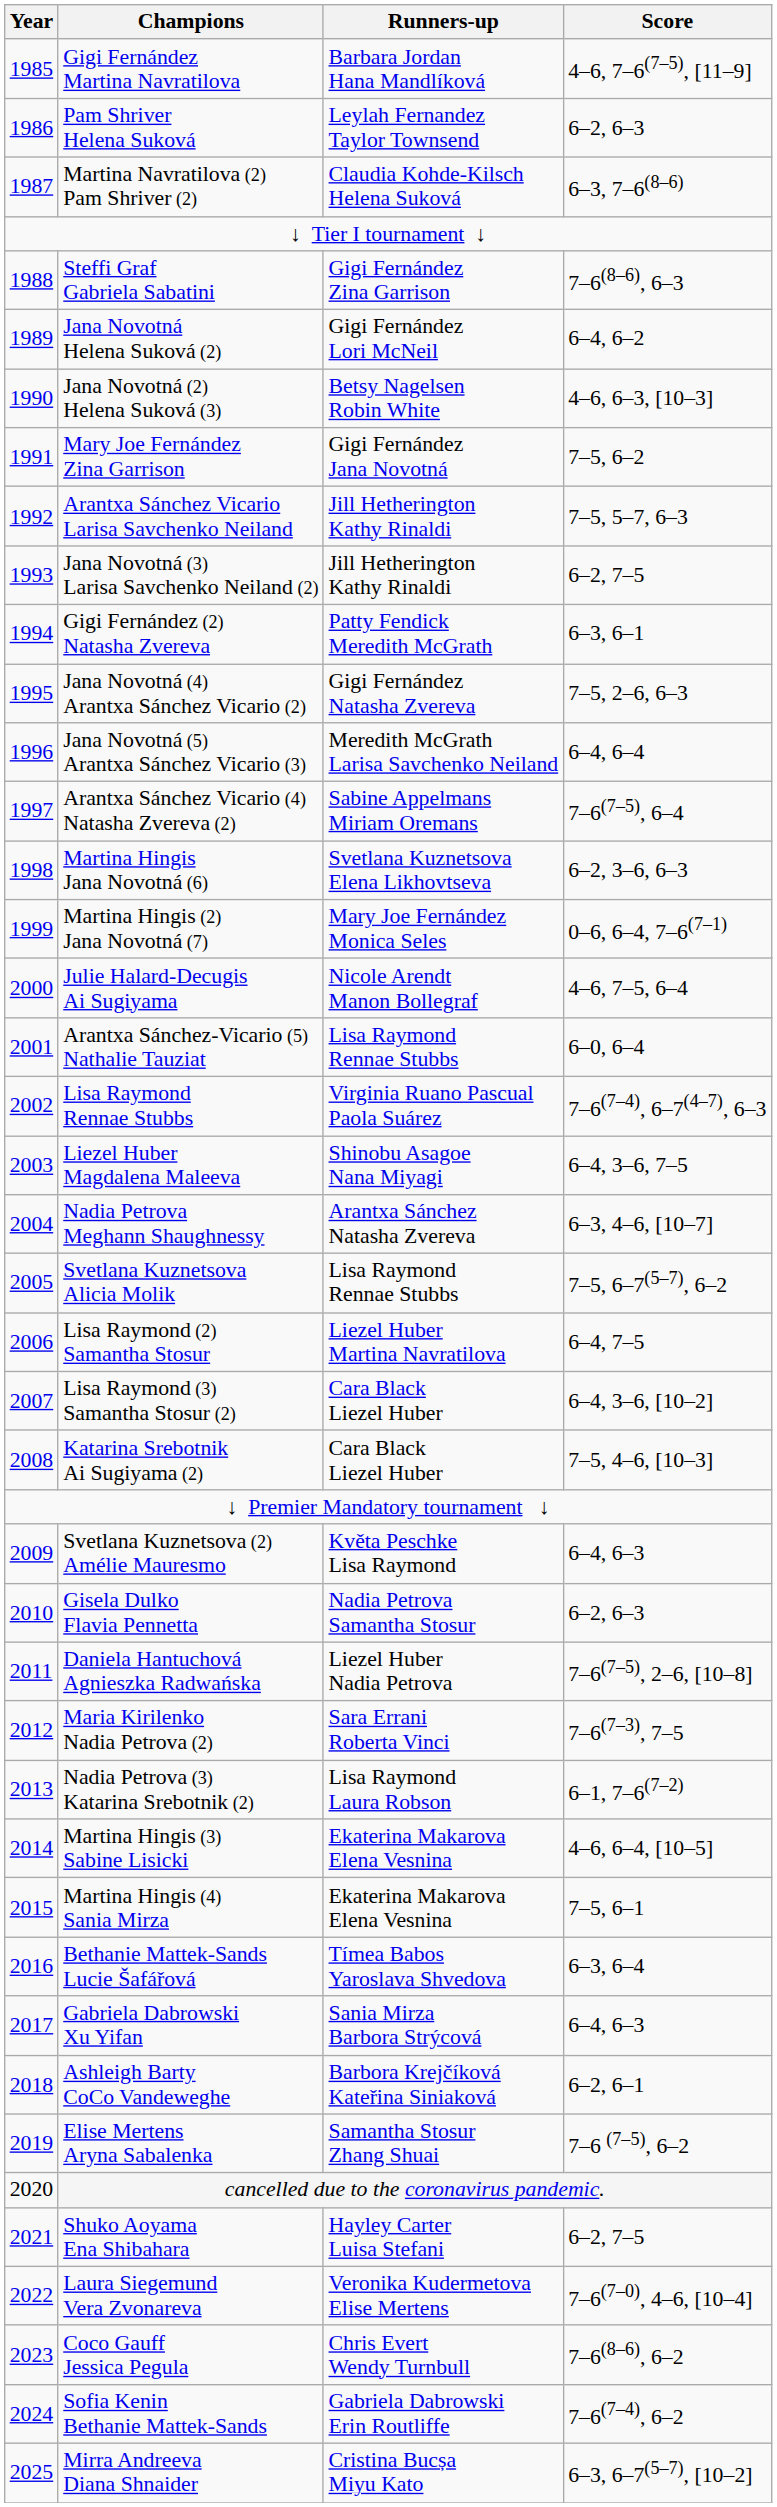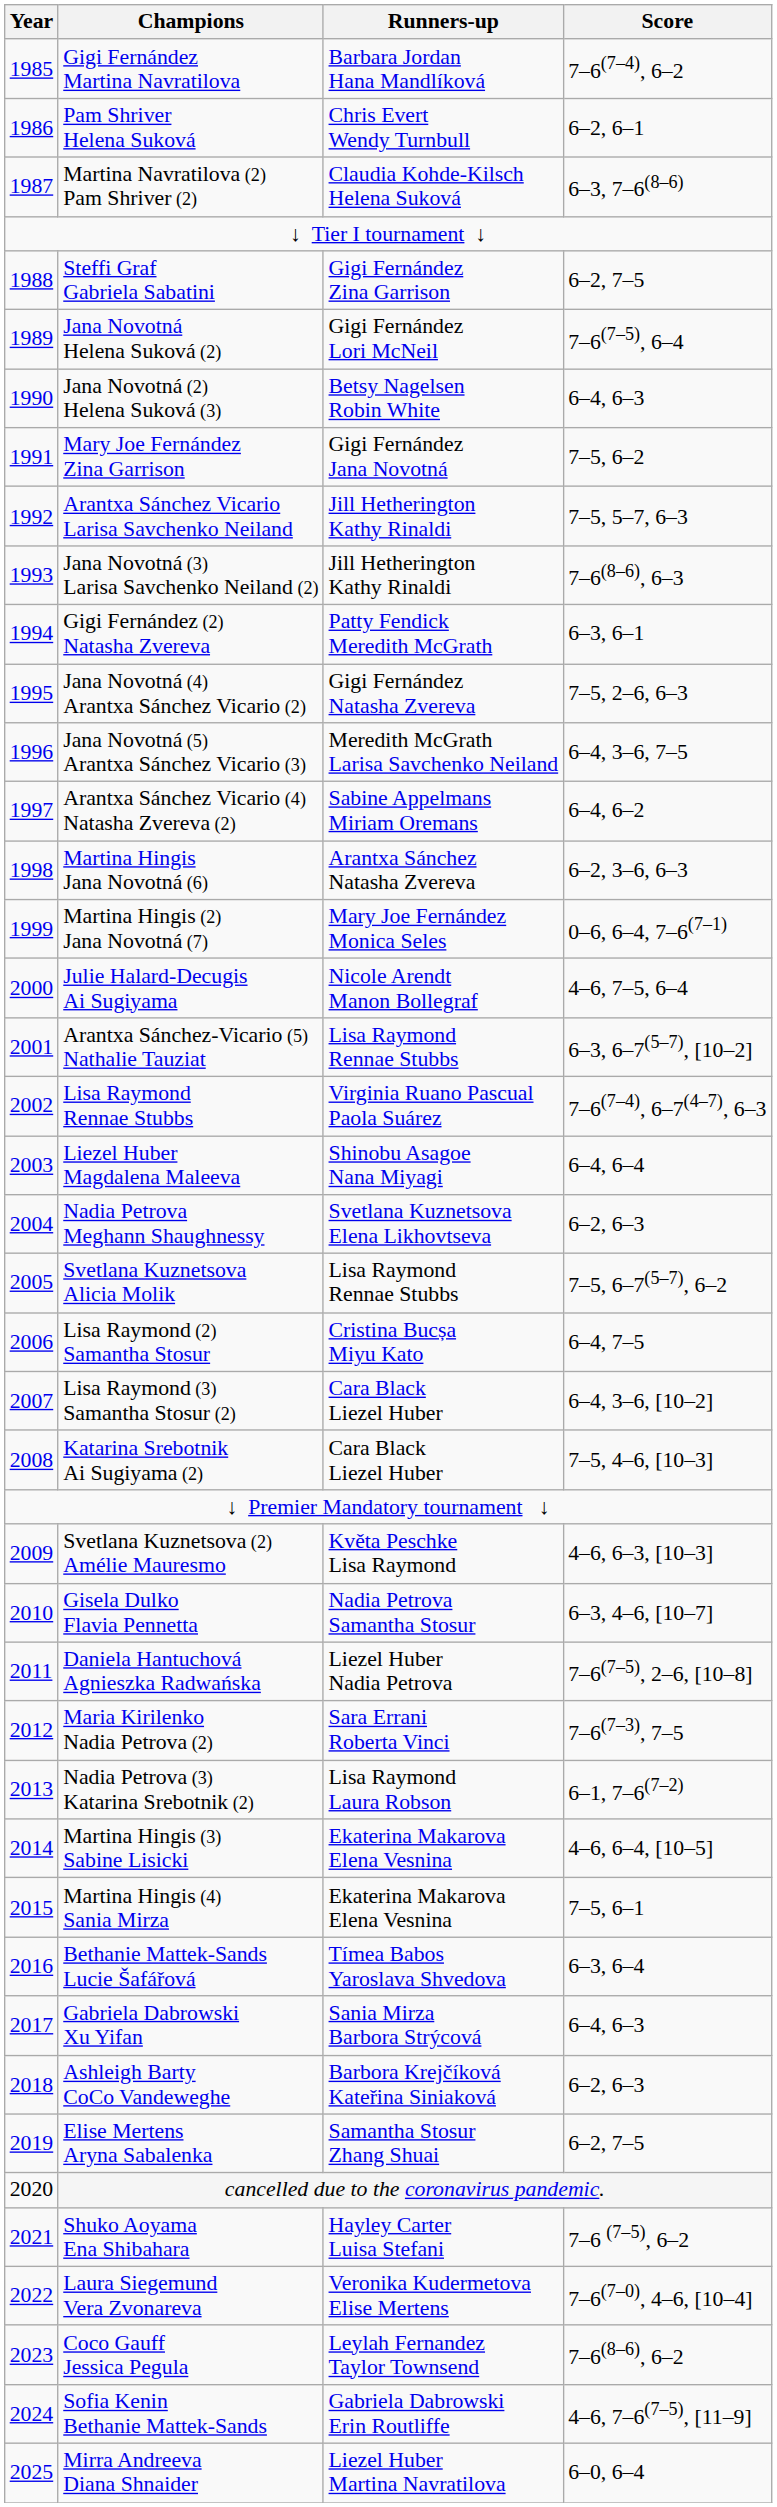(660, 68) 4–6, 7–6(7–5), [11–9] -> (626, 68) 7–6(7–4), 6–2
(407, 127) Leylah Fernandez Taylor Townsend -> (399, 127) Chris Evert Wendy Turnbull
(606, 127) 6–2, 6–3 -> (606, 127) 6–2, 6–1
(626, 279) 7–6(8–6), 6–3 -> (606, 279) 6–2, 7–5
(606, 338) 6–4, 6–2 -> (626, 338) 7–6(7–5), 6–4
(641, 397) 4–6, 6–3, [10–3] -> (606, 397) 6–4, 6–3
(606, 574) 6–2, 7–5 -> (626, 574) 7–6(8–6), 6–3
(606, 751) 6–4, 6–4 -> (628, 751) 6–4, 3–6, 7–5
(626, 810) 7–6(7–5), 6–4 -> (606, 810) 6–4, 6–2
(420, 869) Svetlana Kuznetsova Elena Likhovtseva -> (403, 869) Arantxa Sánchez Natasha Zvereva
(606, 1046) 6–0, 6–4 -> (660, 1046) 6–3, 6–7(5–7), [10–2]
(628, 1164) 6–4, 3–6, 7–5 -> (606, 1164) 6–4, 6–4
(403, 1223) Arantxa Sánchez Natasha Zvereva -> (420, 1223) Svetlana Kuznetsova Elena Likhovtseva
(641, 1223) 6–3, 4–6, [10–7] -> (606, 1223) 6–2, 6–3
(417, 1341) Liezel Huber Martina Navratilova -> (392, 1341) Cristina Bucșa Miyu Kato
(606, 1553) 6–4, 6–3 -> (641, 1553) 4–6, 6–3, [10–3]
(606, 1612) 6–2, 6–3 -> (641, 1612) 6–3, 4–6, [10–7]
(606, 2084) 6–2, 6–1 -> (606, 2084) 6–2, 6–3
(629, 2143) 7–6 (7–5), 6–2 -> (606, 2143) 6–2, 7–5
(606, 2236) 6–2, 7–5 -> (629, 2236) 7–6 (7–5), 6–2
(399, 2354) Chris Evert Wendy Turnbull -> (407, 2354) Leylah Fernandez Taylor Townsend
(626, 2413) 7–6(7–4), 6–2 -> (660, 2413) 4–6, 7–6(7–5), [11–9]
(392, 2472) Cristina Bucșa Miyu Kato -> (417, 2472) Liezel Huber Martina Navratilova
(660, 2472) 6–3, 6–7(5–7), [10–2] -> (606, 2472) 6–0, 6–4
